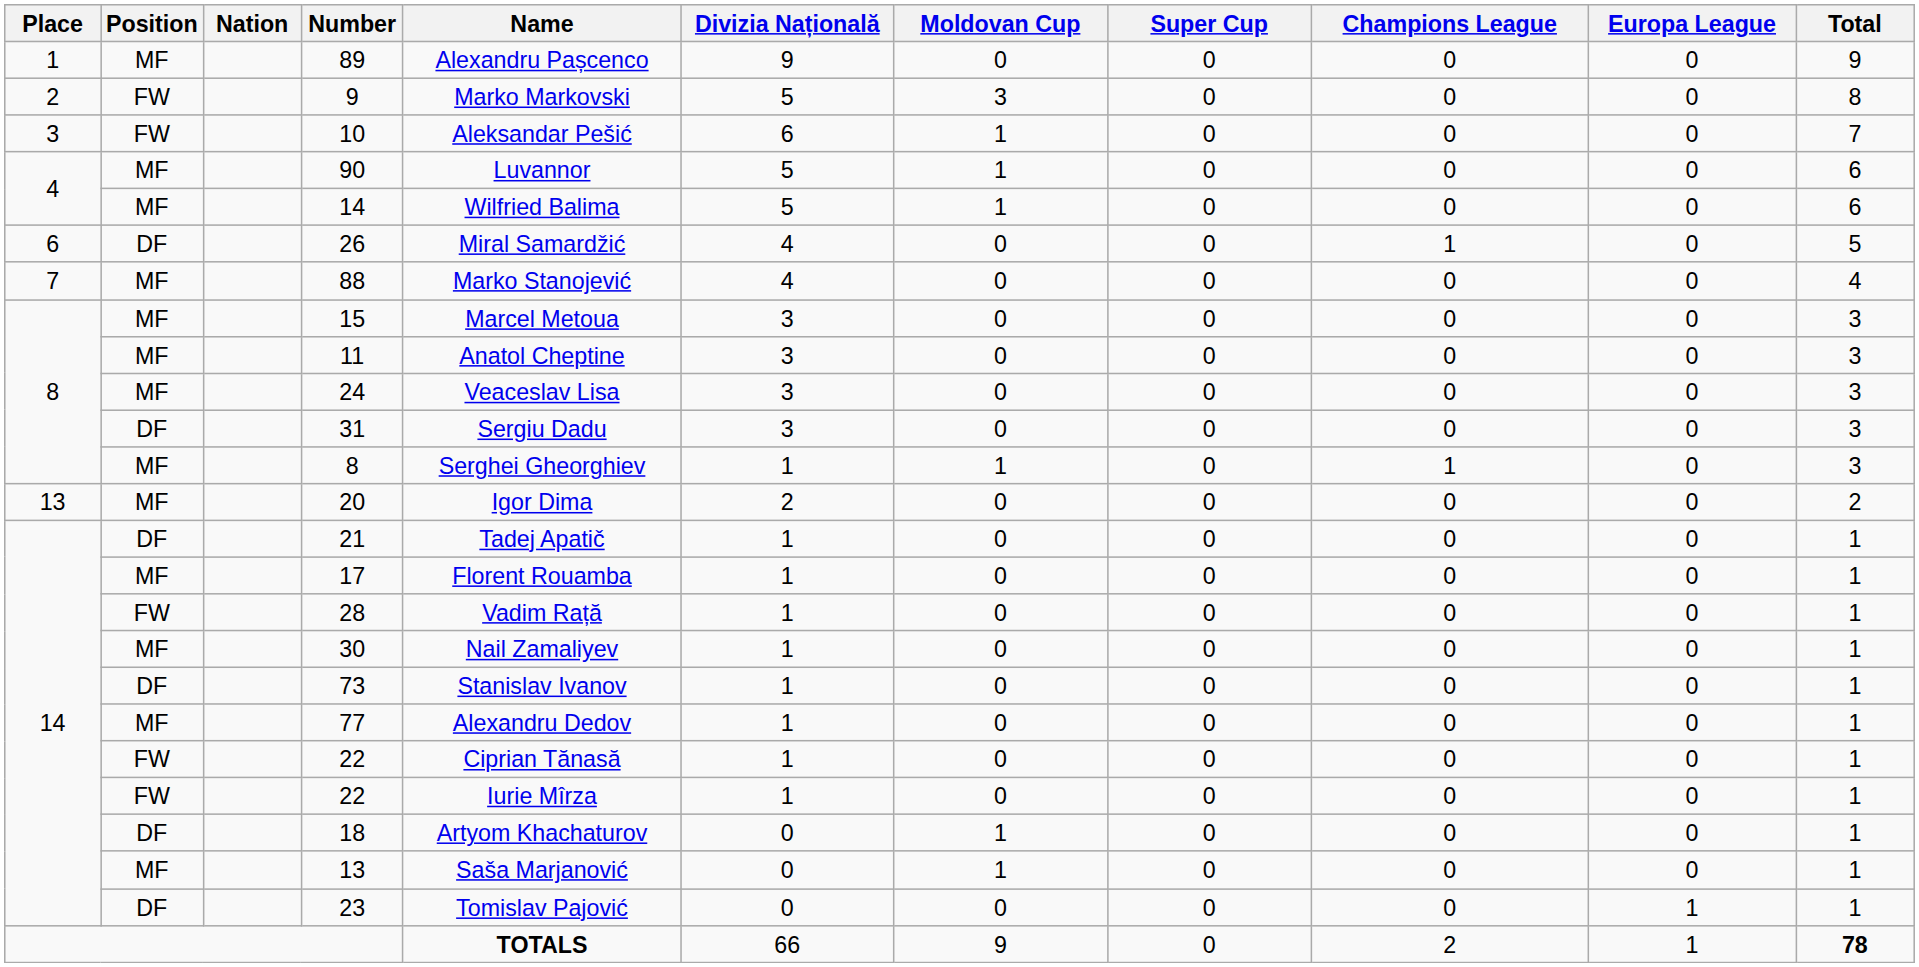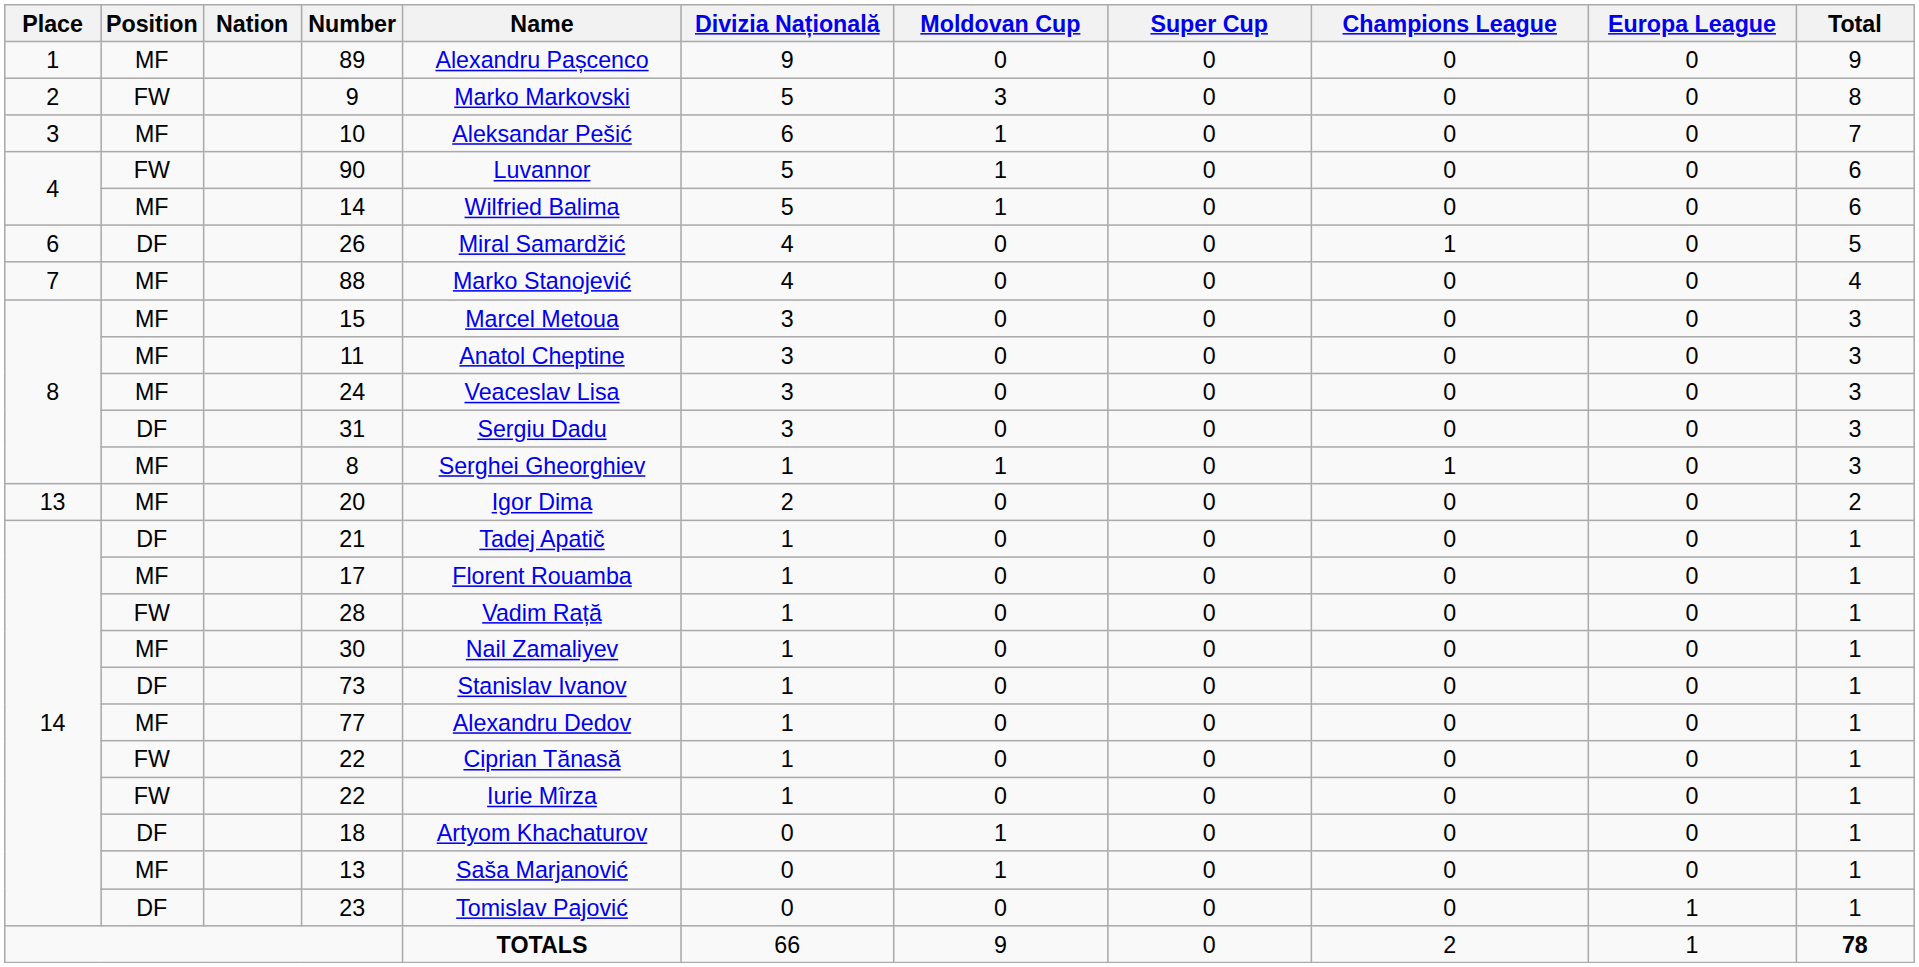(152, 134) FW -> (152, 134) MF
(152, 171) MF -> (152, 171) FW
